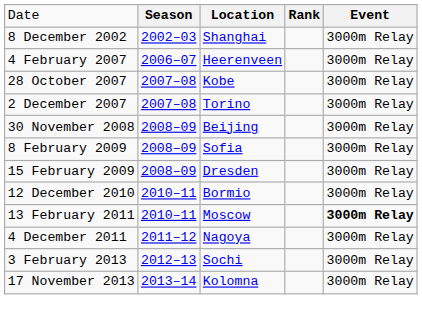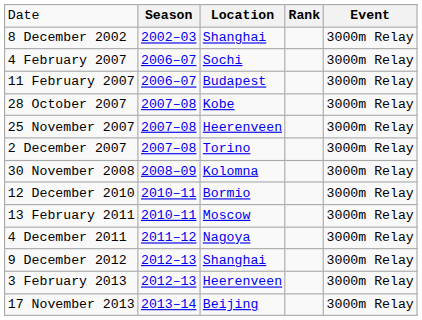(242, 60) Heerenveen -> (223, 60) Sochi
+ row: (71, 82)
+ row: (71, 126)
(231, 126) Beijing -> (231, 171) Kolomna
- row: (67, 149)
- row: (71, 171)
(370, 215) bold -> (370, 215) normal
+ row: (67, 260)
(223, 260) Sochi -> (242, 282) Heerenveen
(231, 282) Kolomna -> (231, 304) Beijing
